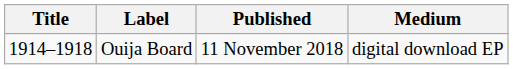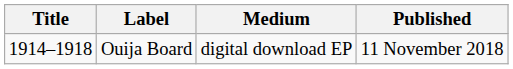columns swapped: (272, 19) <-> (428, 19)
